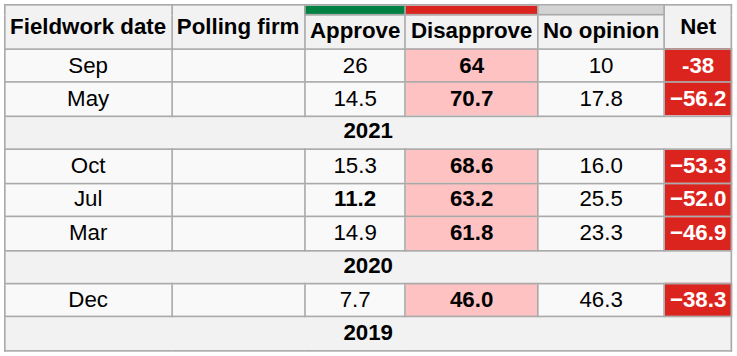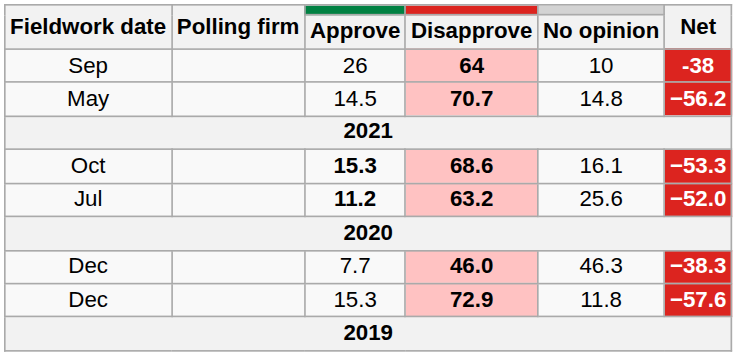(601, 98) 17.8 -> (601, 98) 14.8
(355, 165) normal -> (355, 165) bold
(601, 165) 16.0 -> (601, 165) 16.1
(601, 198) 25.5 -> (601, 198) 25.6
- row: (472, 232)
+ row: (472, 299)
